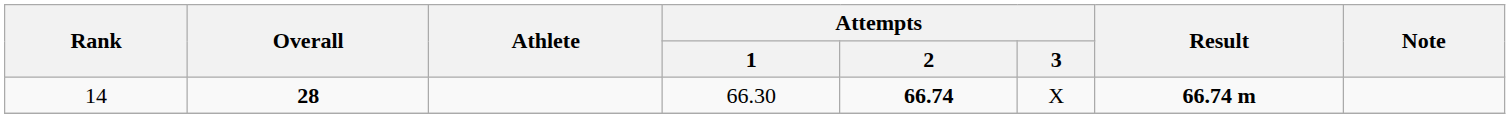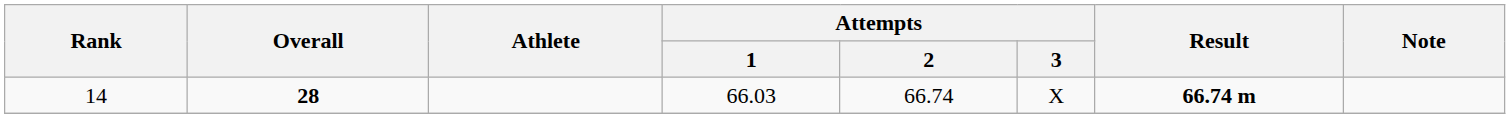(751, 94) 66.30 -> (751, 94) 66.03
(929, 94) bold -> (929, 94) normal
